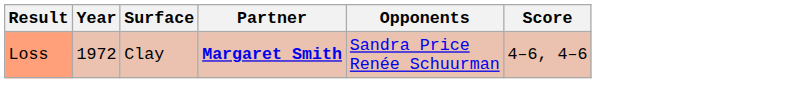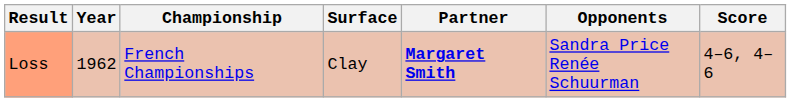+ column: (222, 18)
(96, 55) 1972 -> (96, 65) 1962
